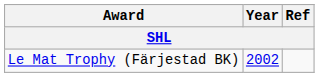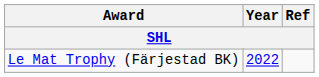(262, 61) 2002 -> (262, 61) 2022
